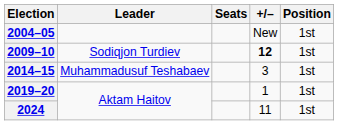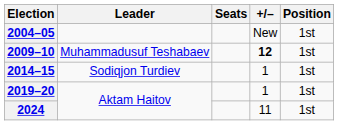(135, 52) Sodiqjon Turdiev -> (135, 52) Muhammadusuf Teshabaev
(135, 71) Muhammadusuf Teshabaev -> (135, 71) Sodiqjon Turdiev
(265, 71) 3 -> (265, 71) 1
